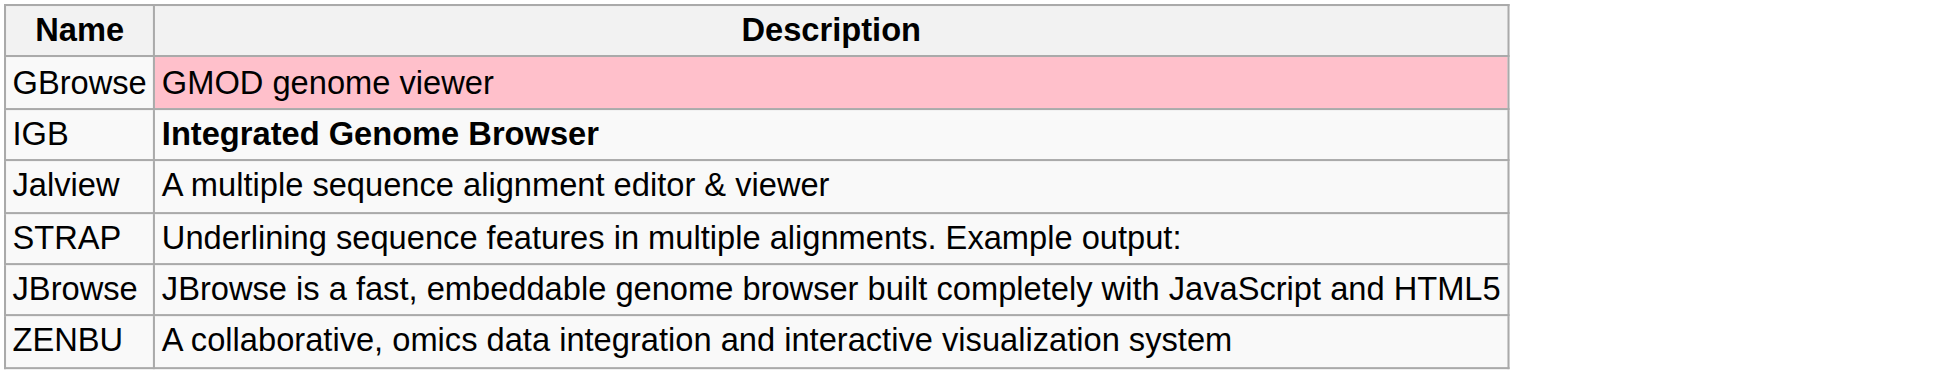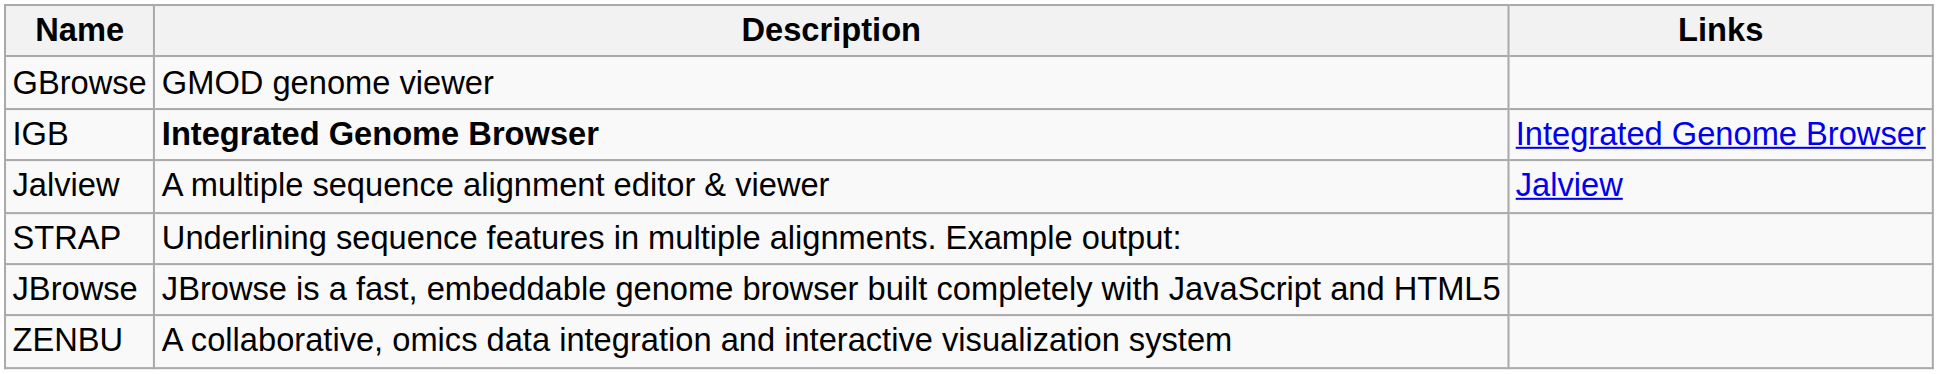+ column: (1721, 30)
(328, 82) pink background -> (328, 82) no background
